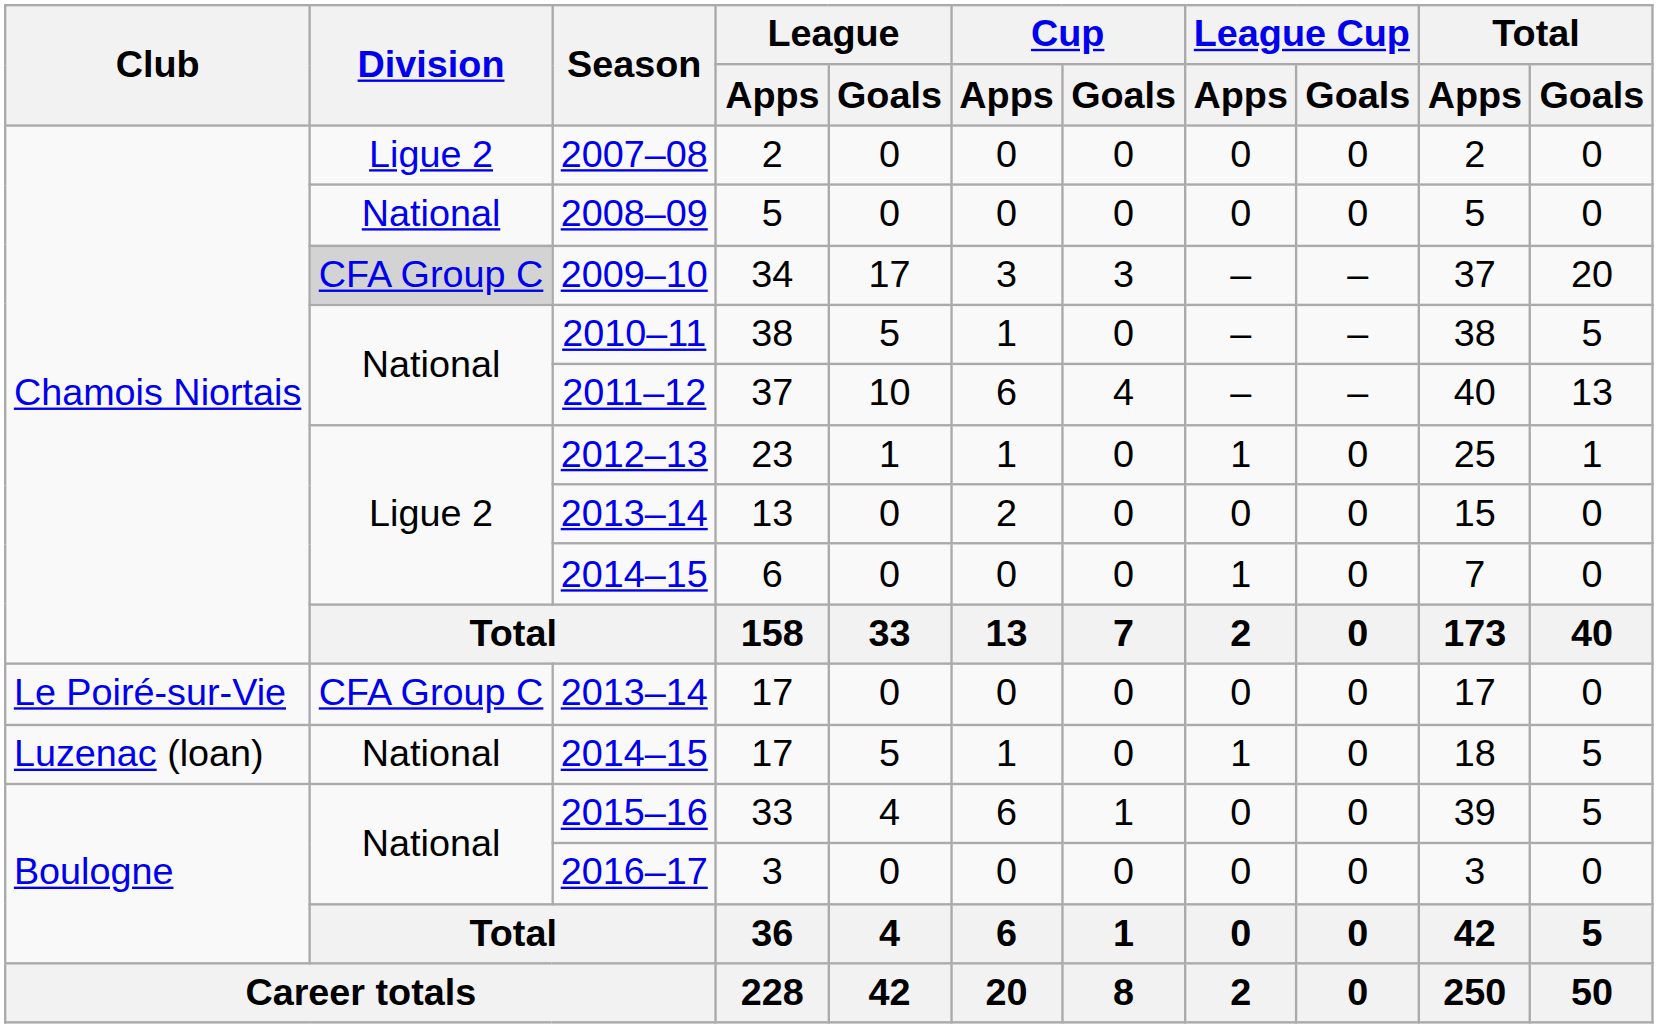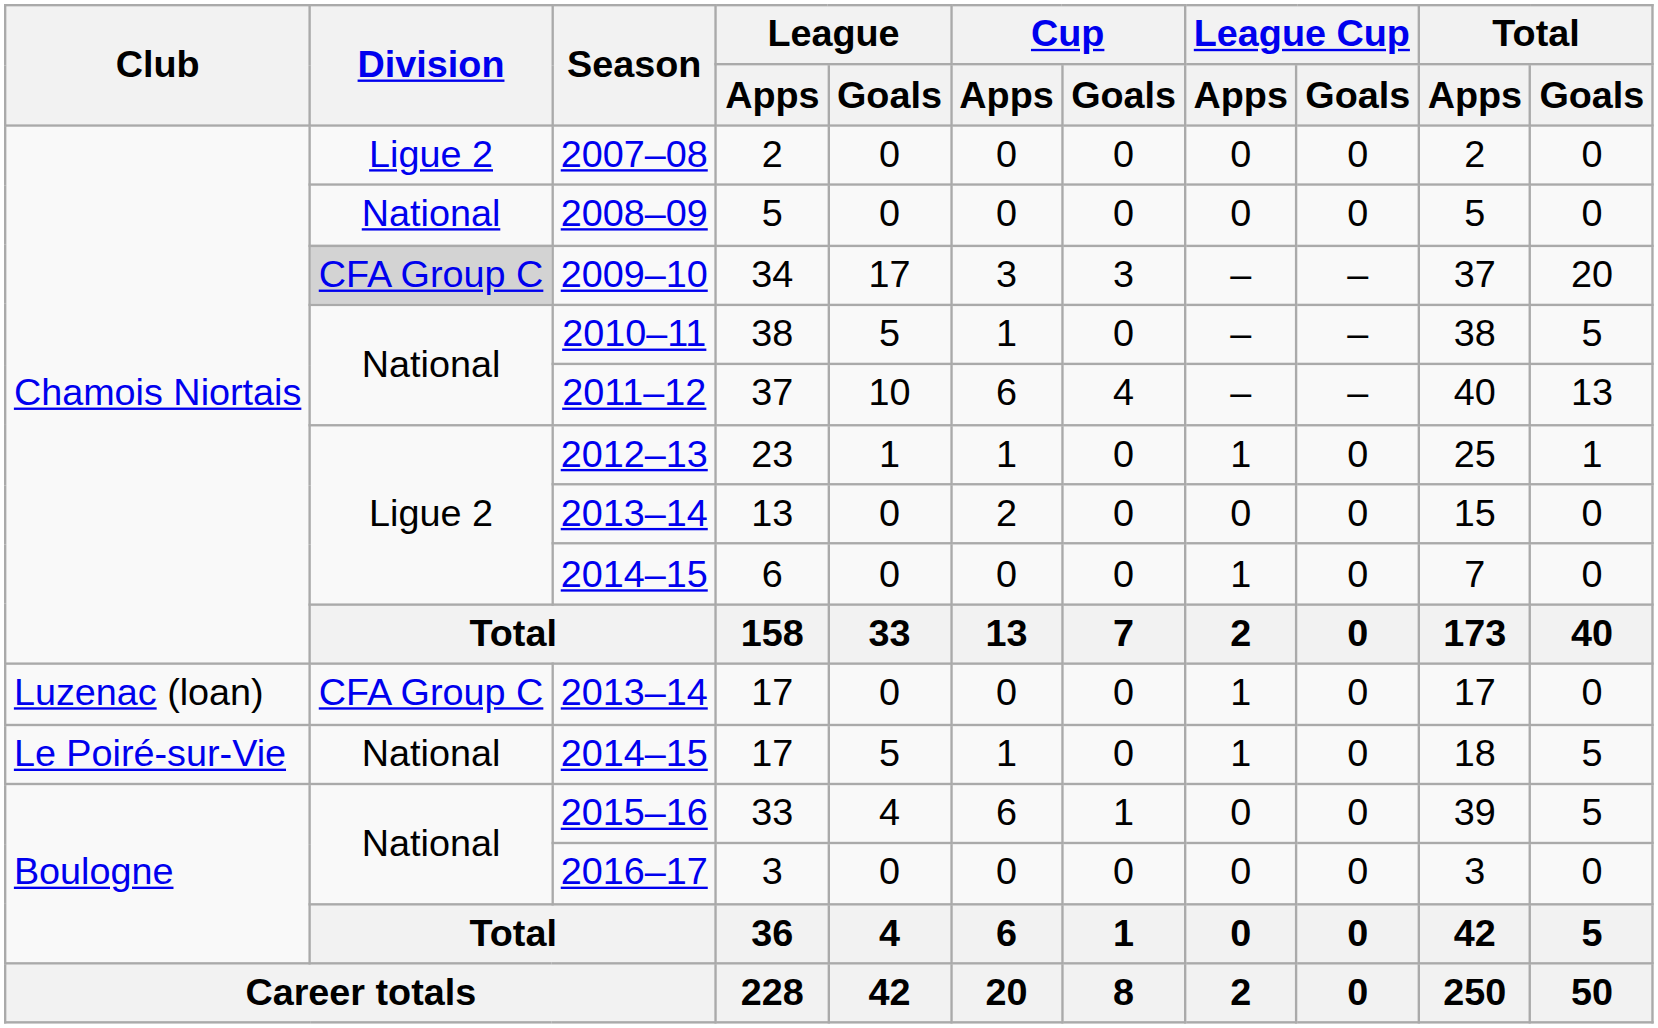(150, 693) Le Poiré-sur-Vie -> (139, 693) Luzenac (loan)
(1241, 693) 0 -> (1241, 693) 1
(139, 753) Luzenac (loan) -> (150, 753) Le Poiré-sur-Vie
